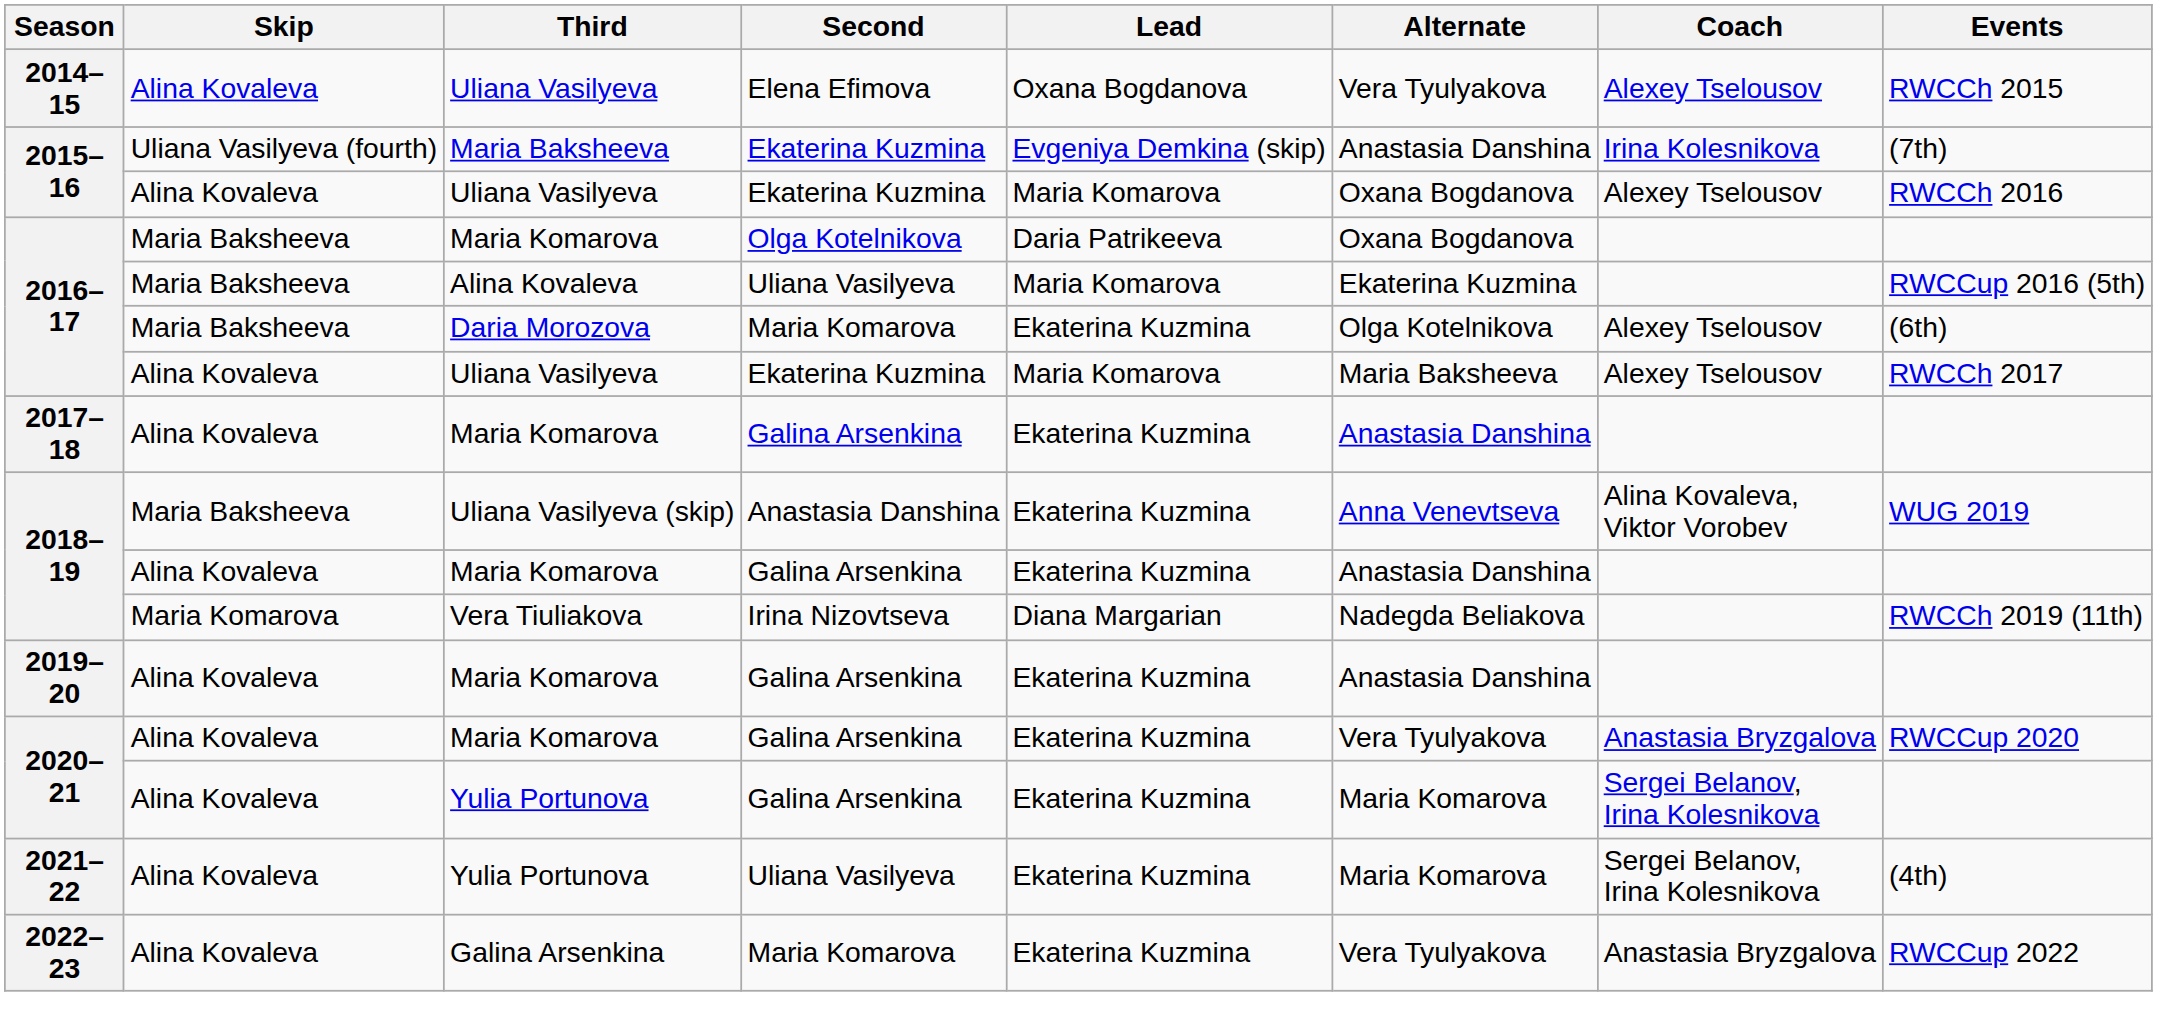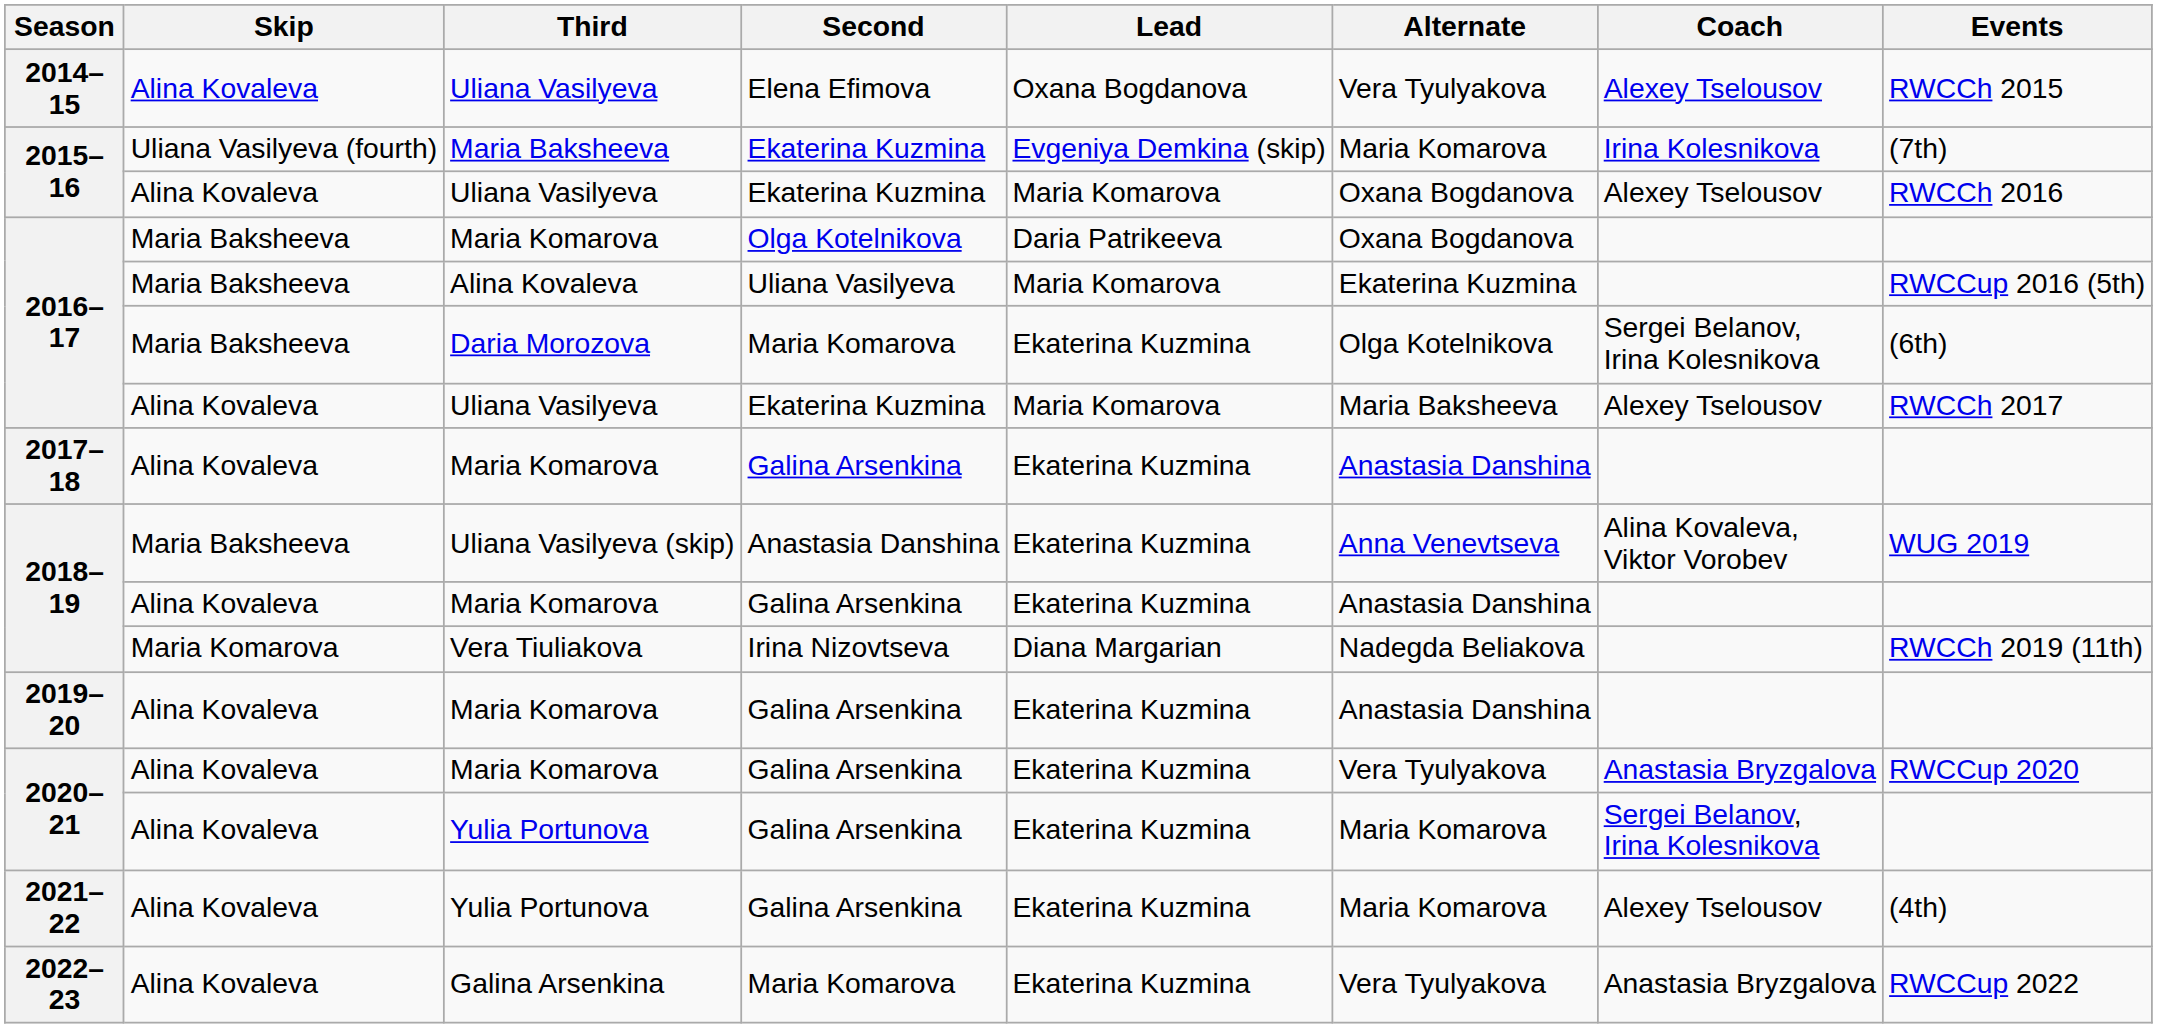(1465, 148) Anastasia Danshina -> (1443, 148) Maria Komarova
(1713, 328) Alexey Tselousov -> (1712, 344) Sergei Belanov, Irina Kolesnikova
(851, 875) Uliana Vasilyeva -> (855, 907) Galina Arsenkina
(1712, 875) Sergei Belanov, Irina Kolesnikova -> (1713, 907) Alexey Tselousov
